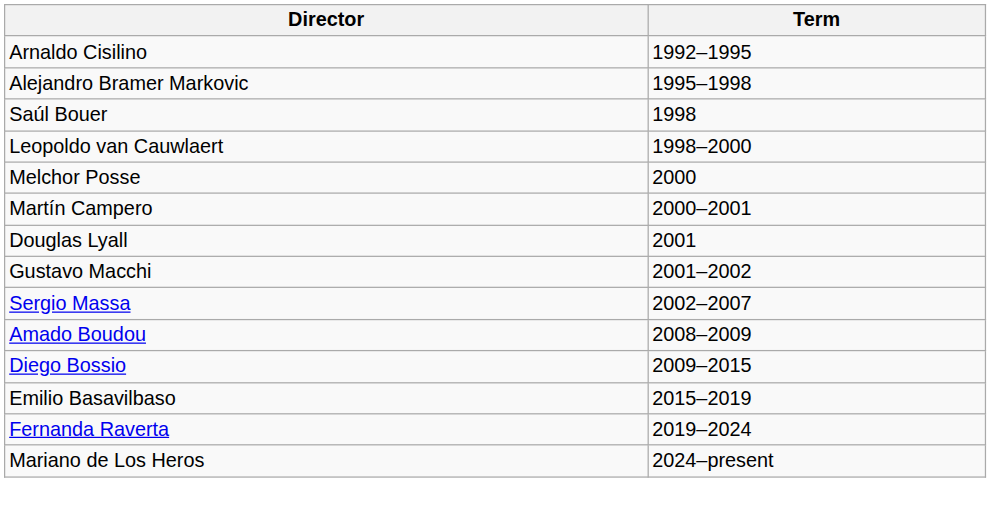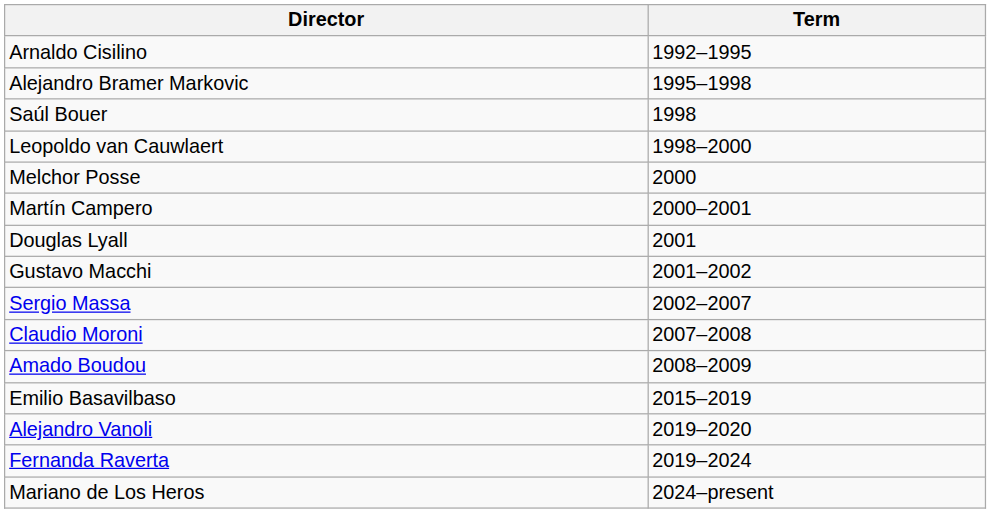+ row: (76, 334)
- row: (68, 366)
+ row: (81, 429)
